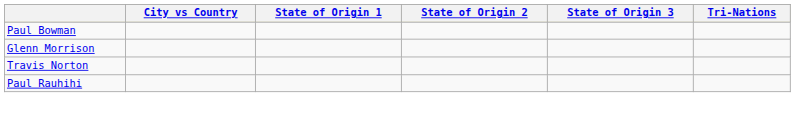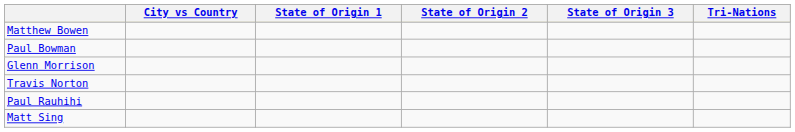+ row: (48, 30)
+ row: (35, 118)
